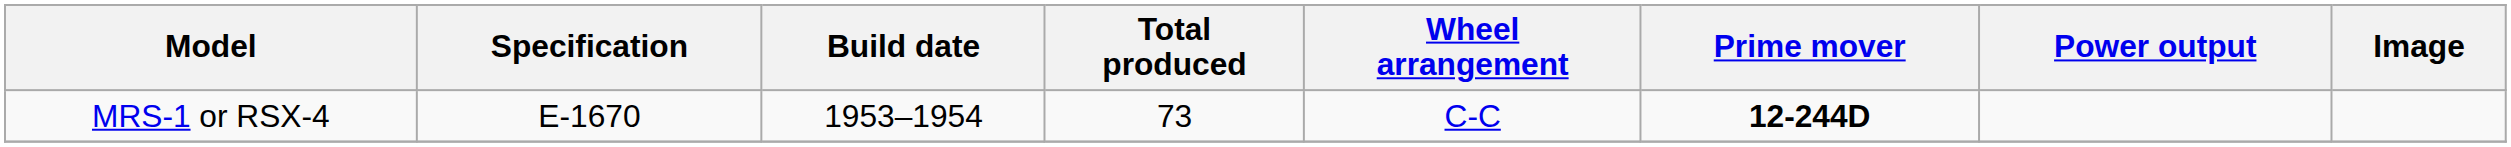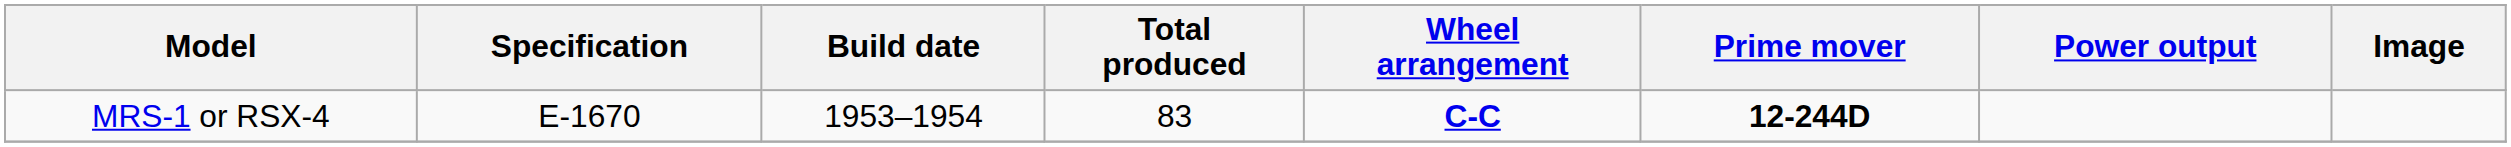(1175, 115) 73 -> (1175, 115) 83
(1473, 115) normal -> (1473, 115) bold
